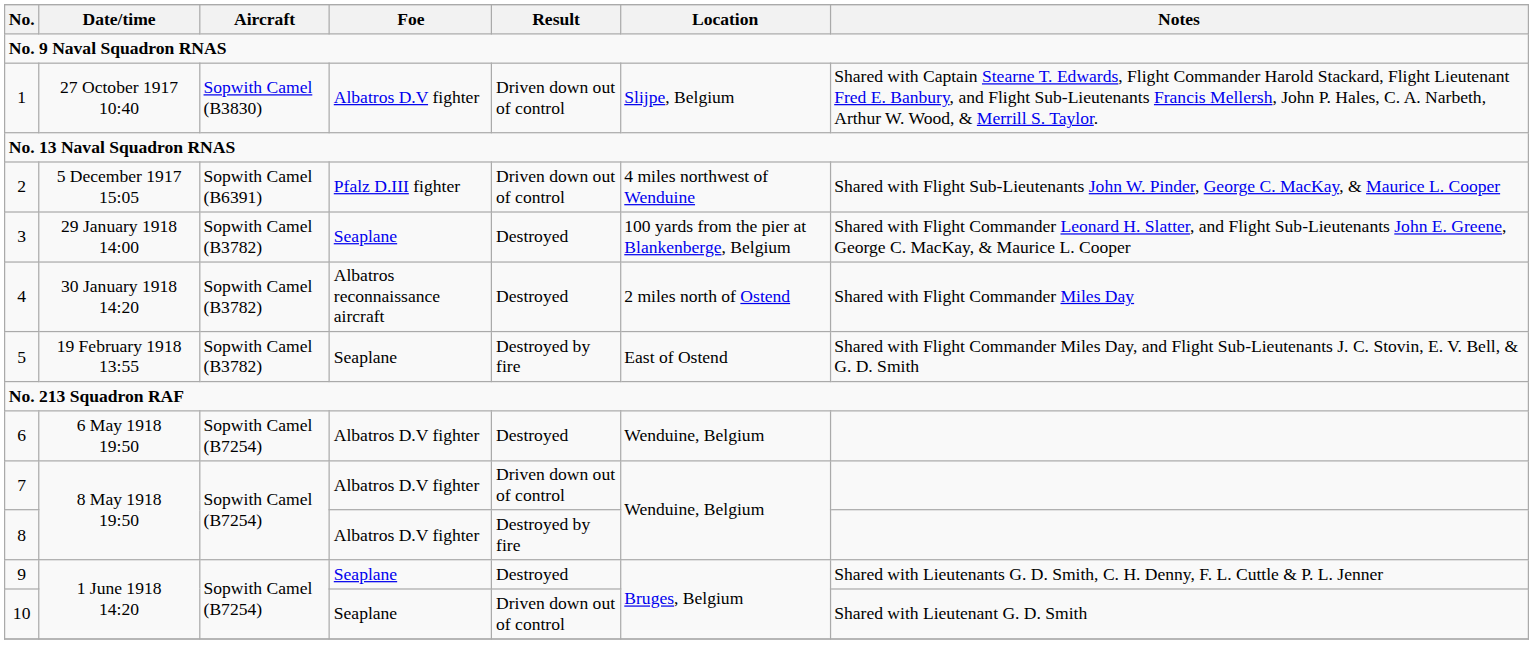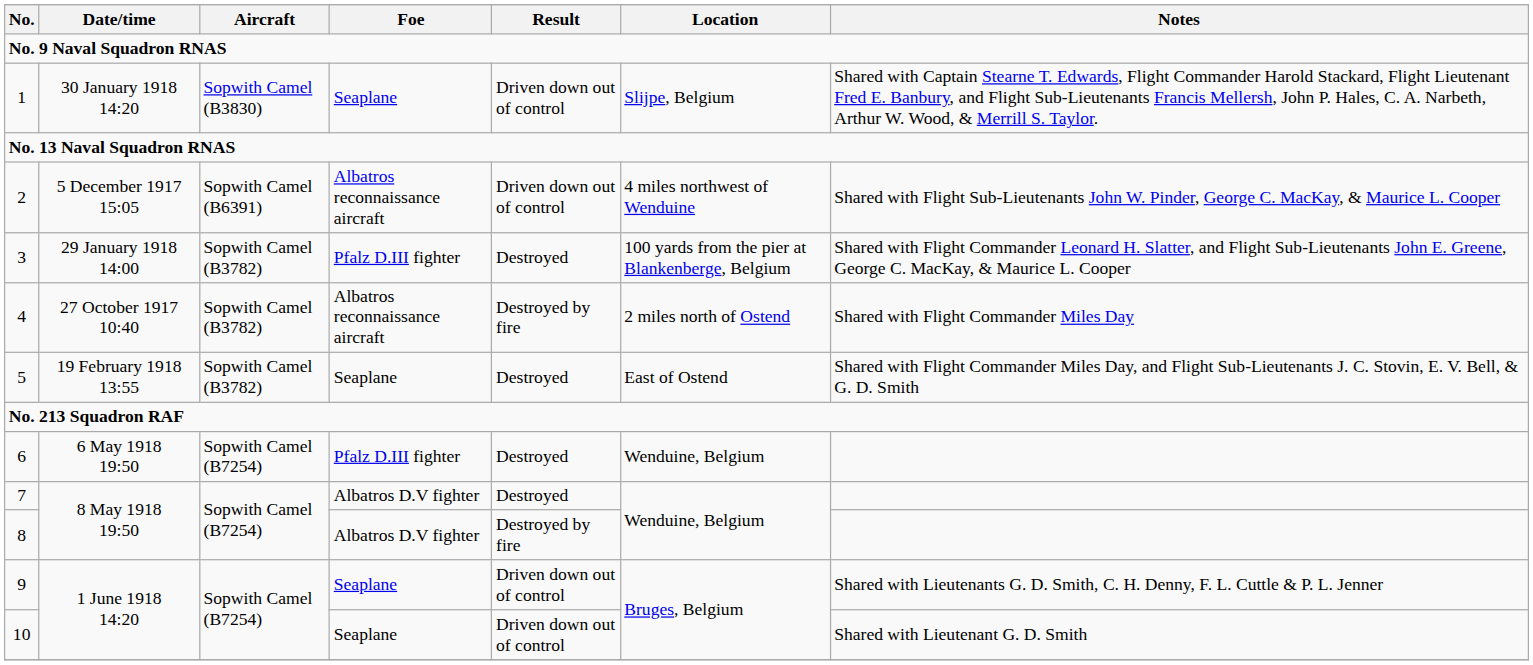(119, 98) 27 October 1917 10:40 -> (119, 98) 30 January 1918 14:20
(407, 98) Albatros D.V fighter -> (365, 98) Seaplane
(397, 187) Pfalz D.III fighter -> (387, 197) Albatros reconnaissance aircraft
(365, 236) Seaplane -> (397, 257) Pfalz D.III fighter
(119, 296) 30 January 1918 14:20 -> (119, 317) 27 October 1917 10:40
(532, 296) Destroyed -> (543, 317) Destroyed by fire
(543, 357) Destroyed by fire -> (532, 377) Destroyed
(407, 435) Albatros D.V fighter -> (397, 456) Pfalz D.III fighter
(556, 485) Driven down out of control -> (532, 495) Destroyed
(532, 574) Destroyed -> (556, 584) Driven down out of control
